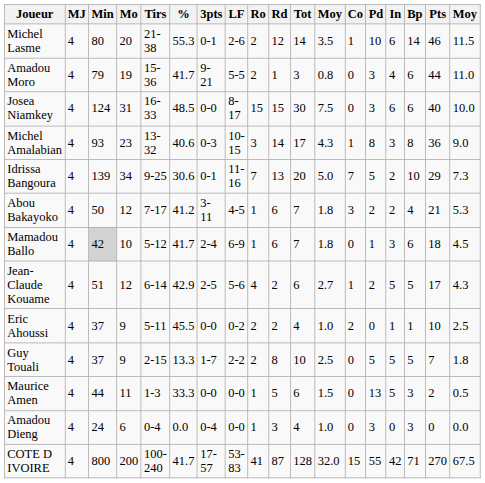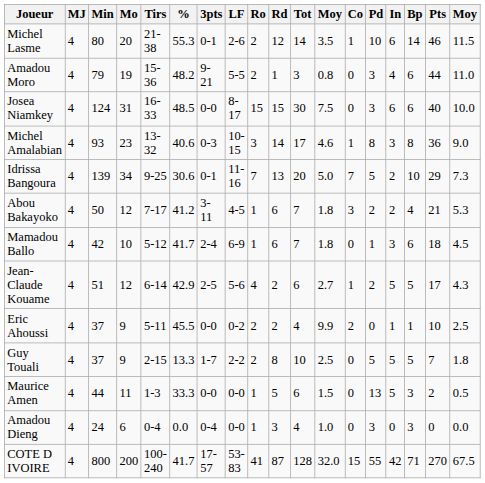(184, 75) 41.7 -> (184, 75) 48.2
(326, 142) 4.3 -> (326, 142) 4.6
(98, 244) lightgrey background -> (98, 244) no background
(326, 325) 1.0 -> (326, 325) 9.9
